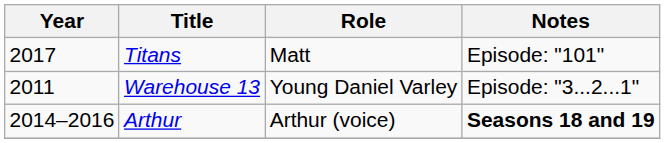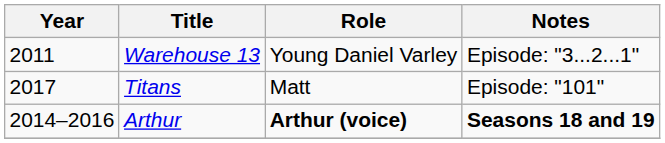rows swapped: (153, 54) <-> (192, 87)
(333, 120) normal -> (338, 120) bold
